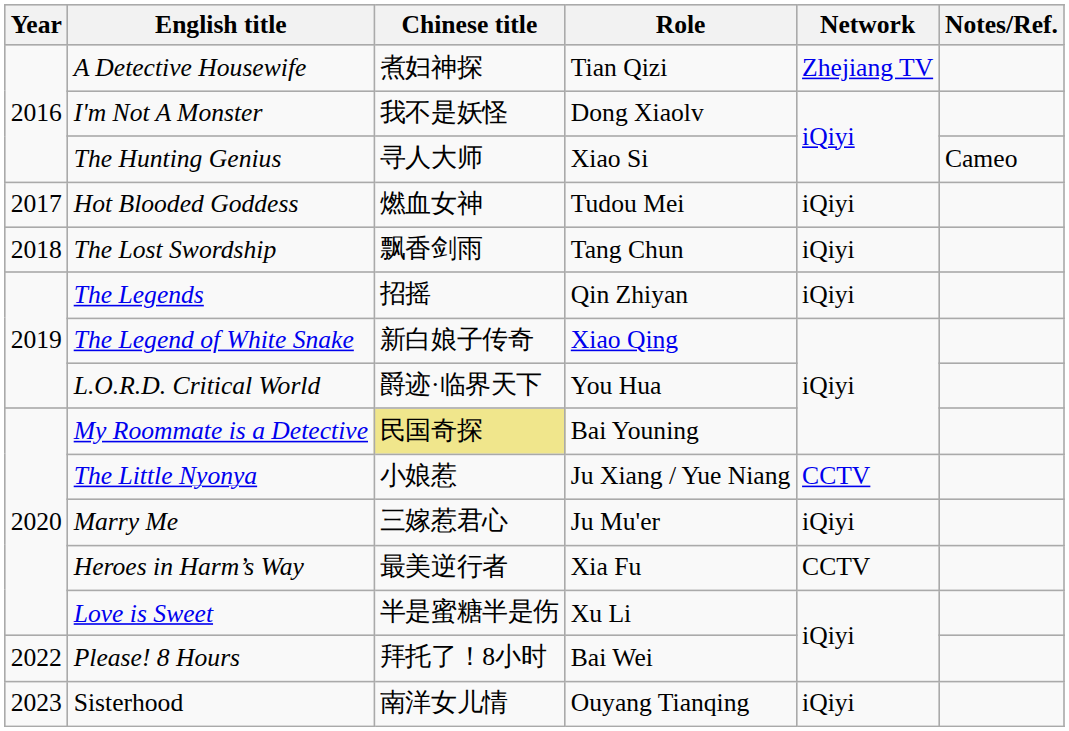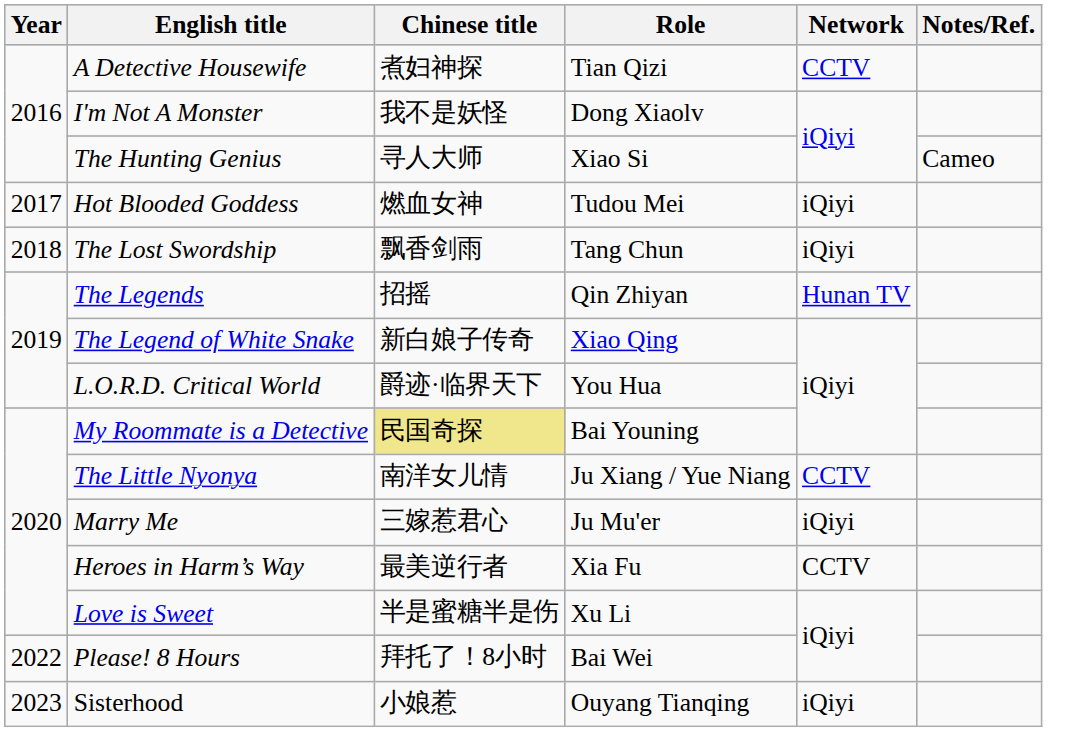(868, 67) Zhejiang TV -> (836, 67) CCTV
(828, 294) iQiyi -> (856, 294) Hunan TV
(418, 475) 小娘惹 -> (444, 475) 南洋女儿情
(444, 702) 南洋女儿情 -> (418, 702) 小娘惹
